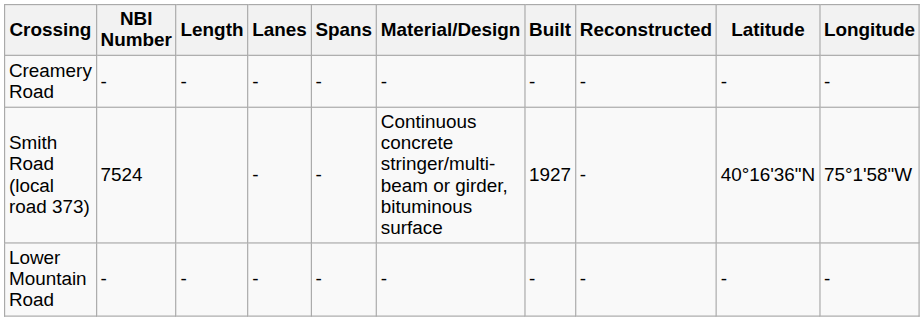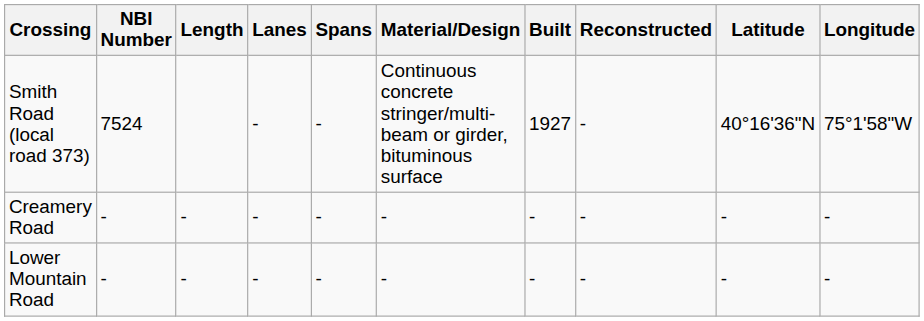rows swapped: (49, 174) <-> (50, 81)
